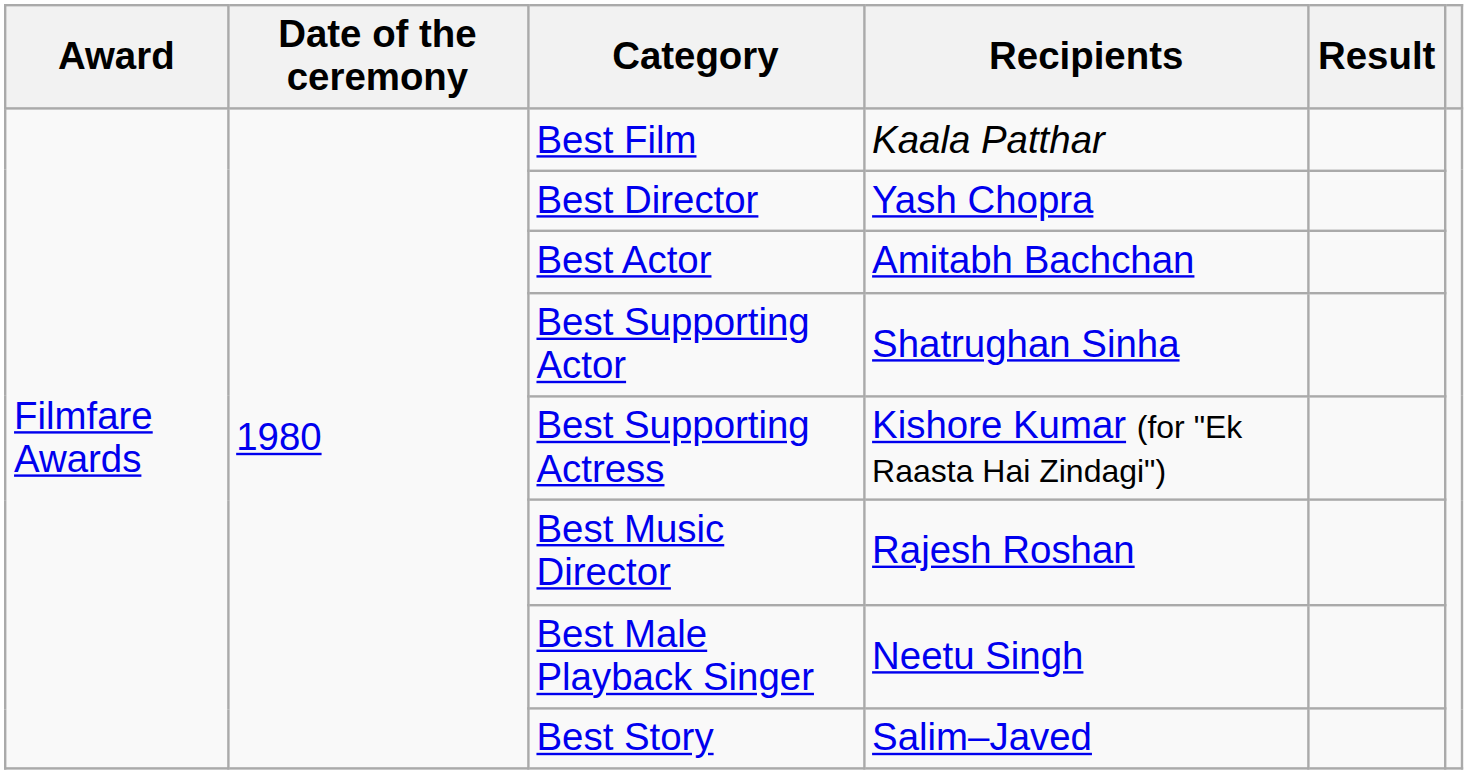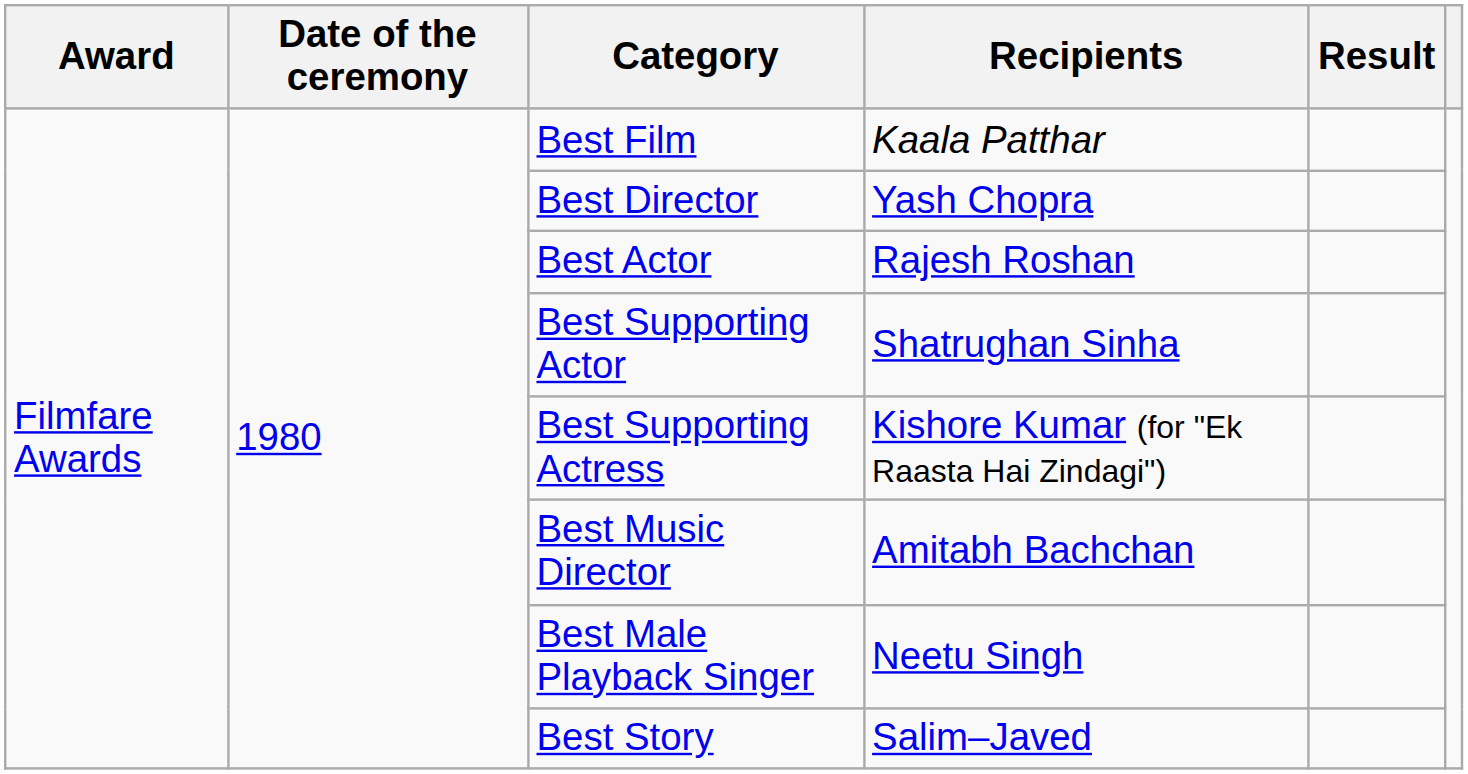(1033, 260) Amitabh Bachchan -> (1003, 260) Rajesh Roshan
(1003, 551) Rajesh Roshan -> (1033, 551) Amitabh Bachchan
